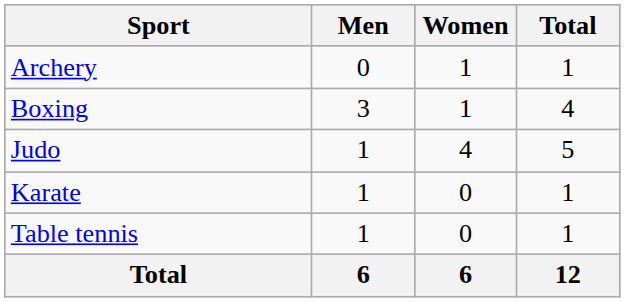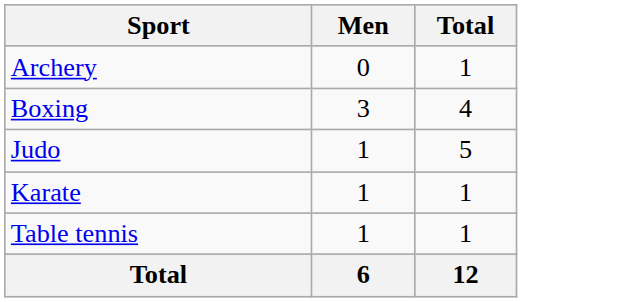- column: (466, 25)
